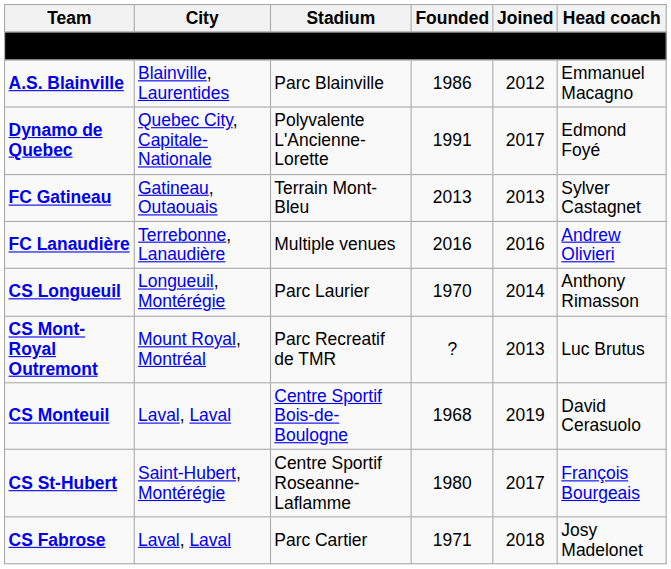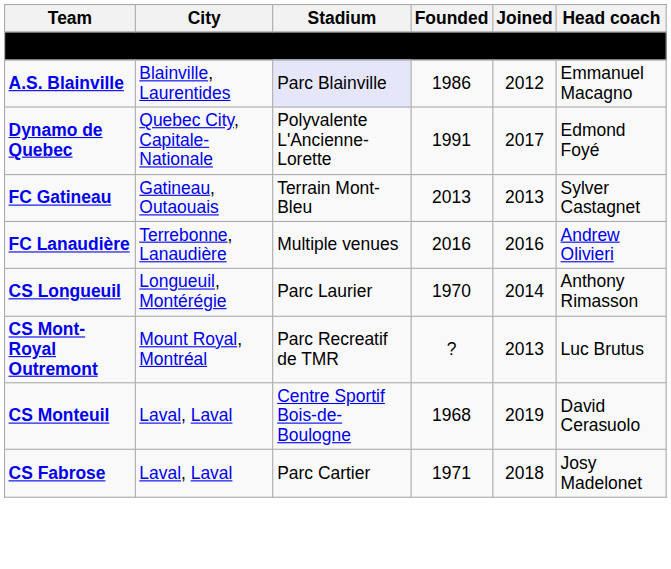(329, 83) no background -> (332, 83) lavender background
- row: (63, 483)
